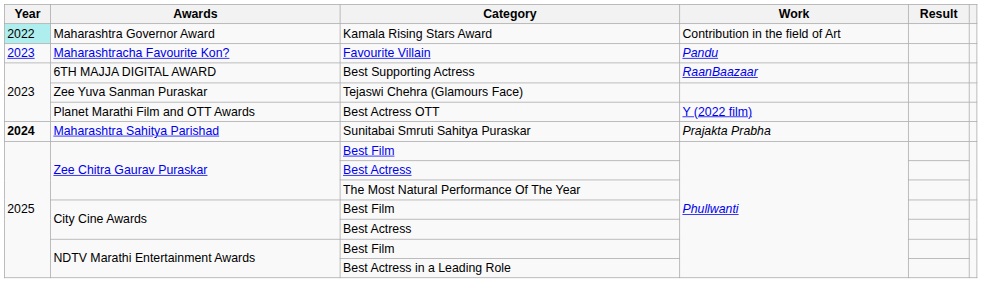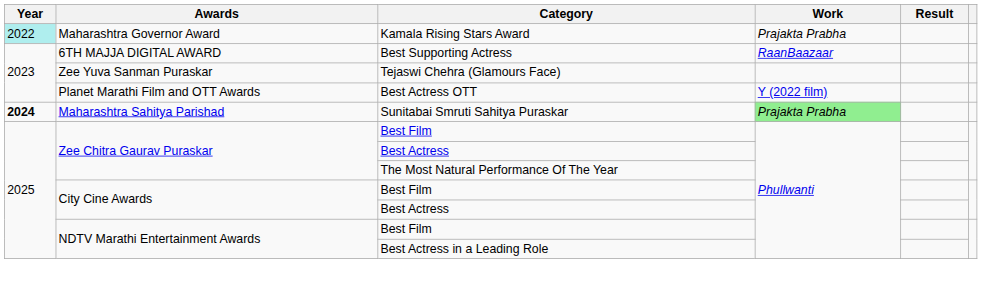(762, 33) Contribution in the field of Art -> (802, 33) Prajakta Prabha
- row: (141, 53)
(727, 131) no background -> (802, 111) lightgreen background
